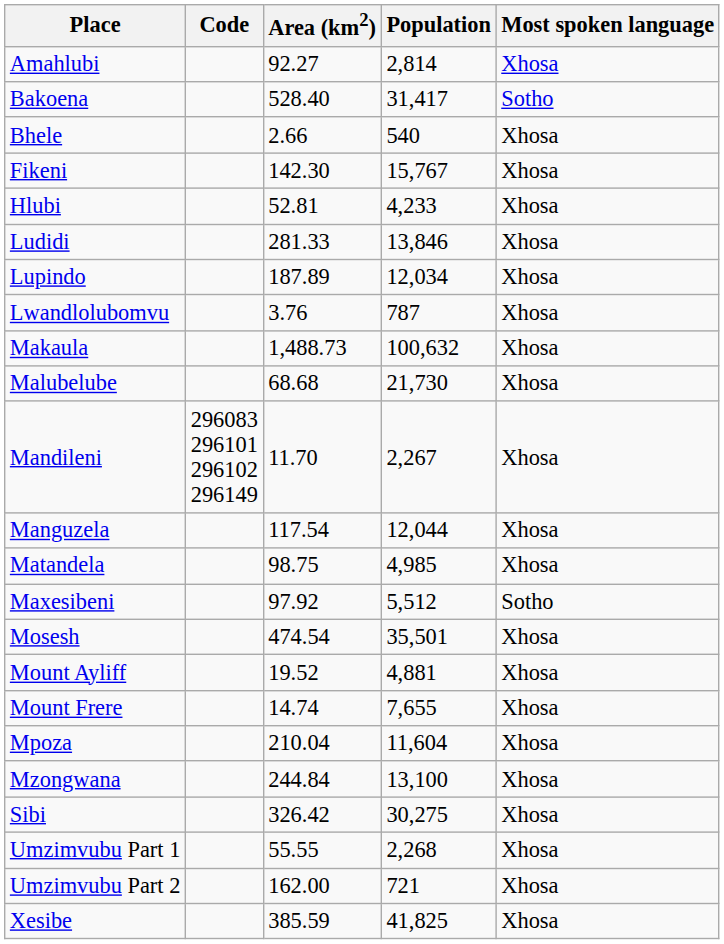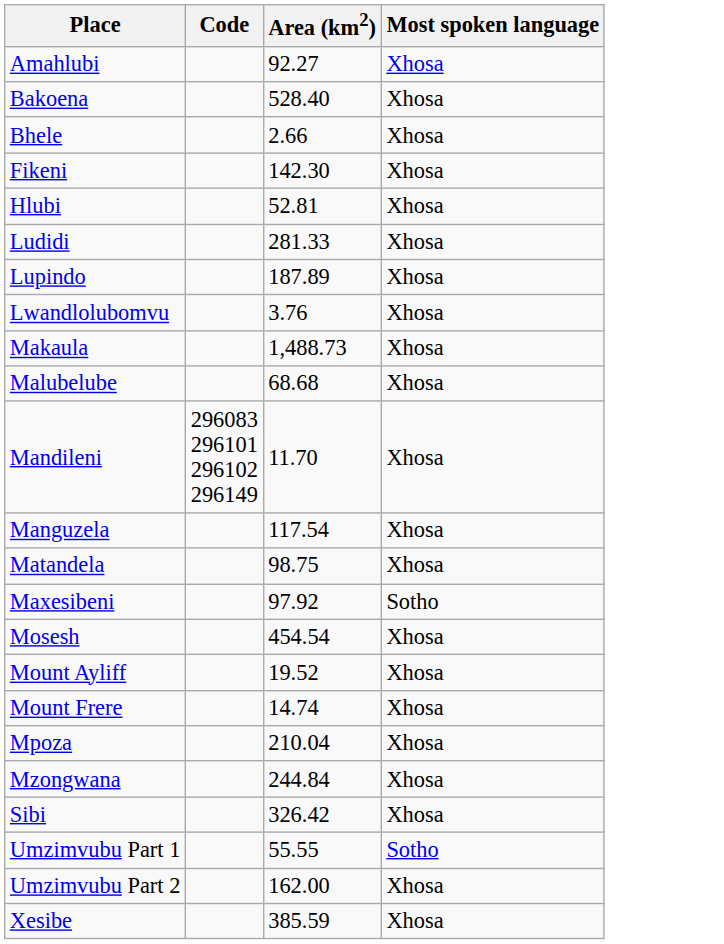- column: (439, 25)
(527, 99) Sotho -> (415, 99) Xhosa
(299, 636) 474.54 -> (299, 636) 454.54
(530, 849) Xhosa -> (413, 849) Sotho
